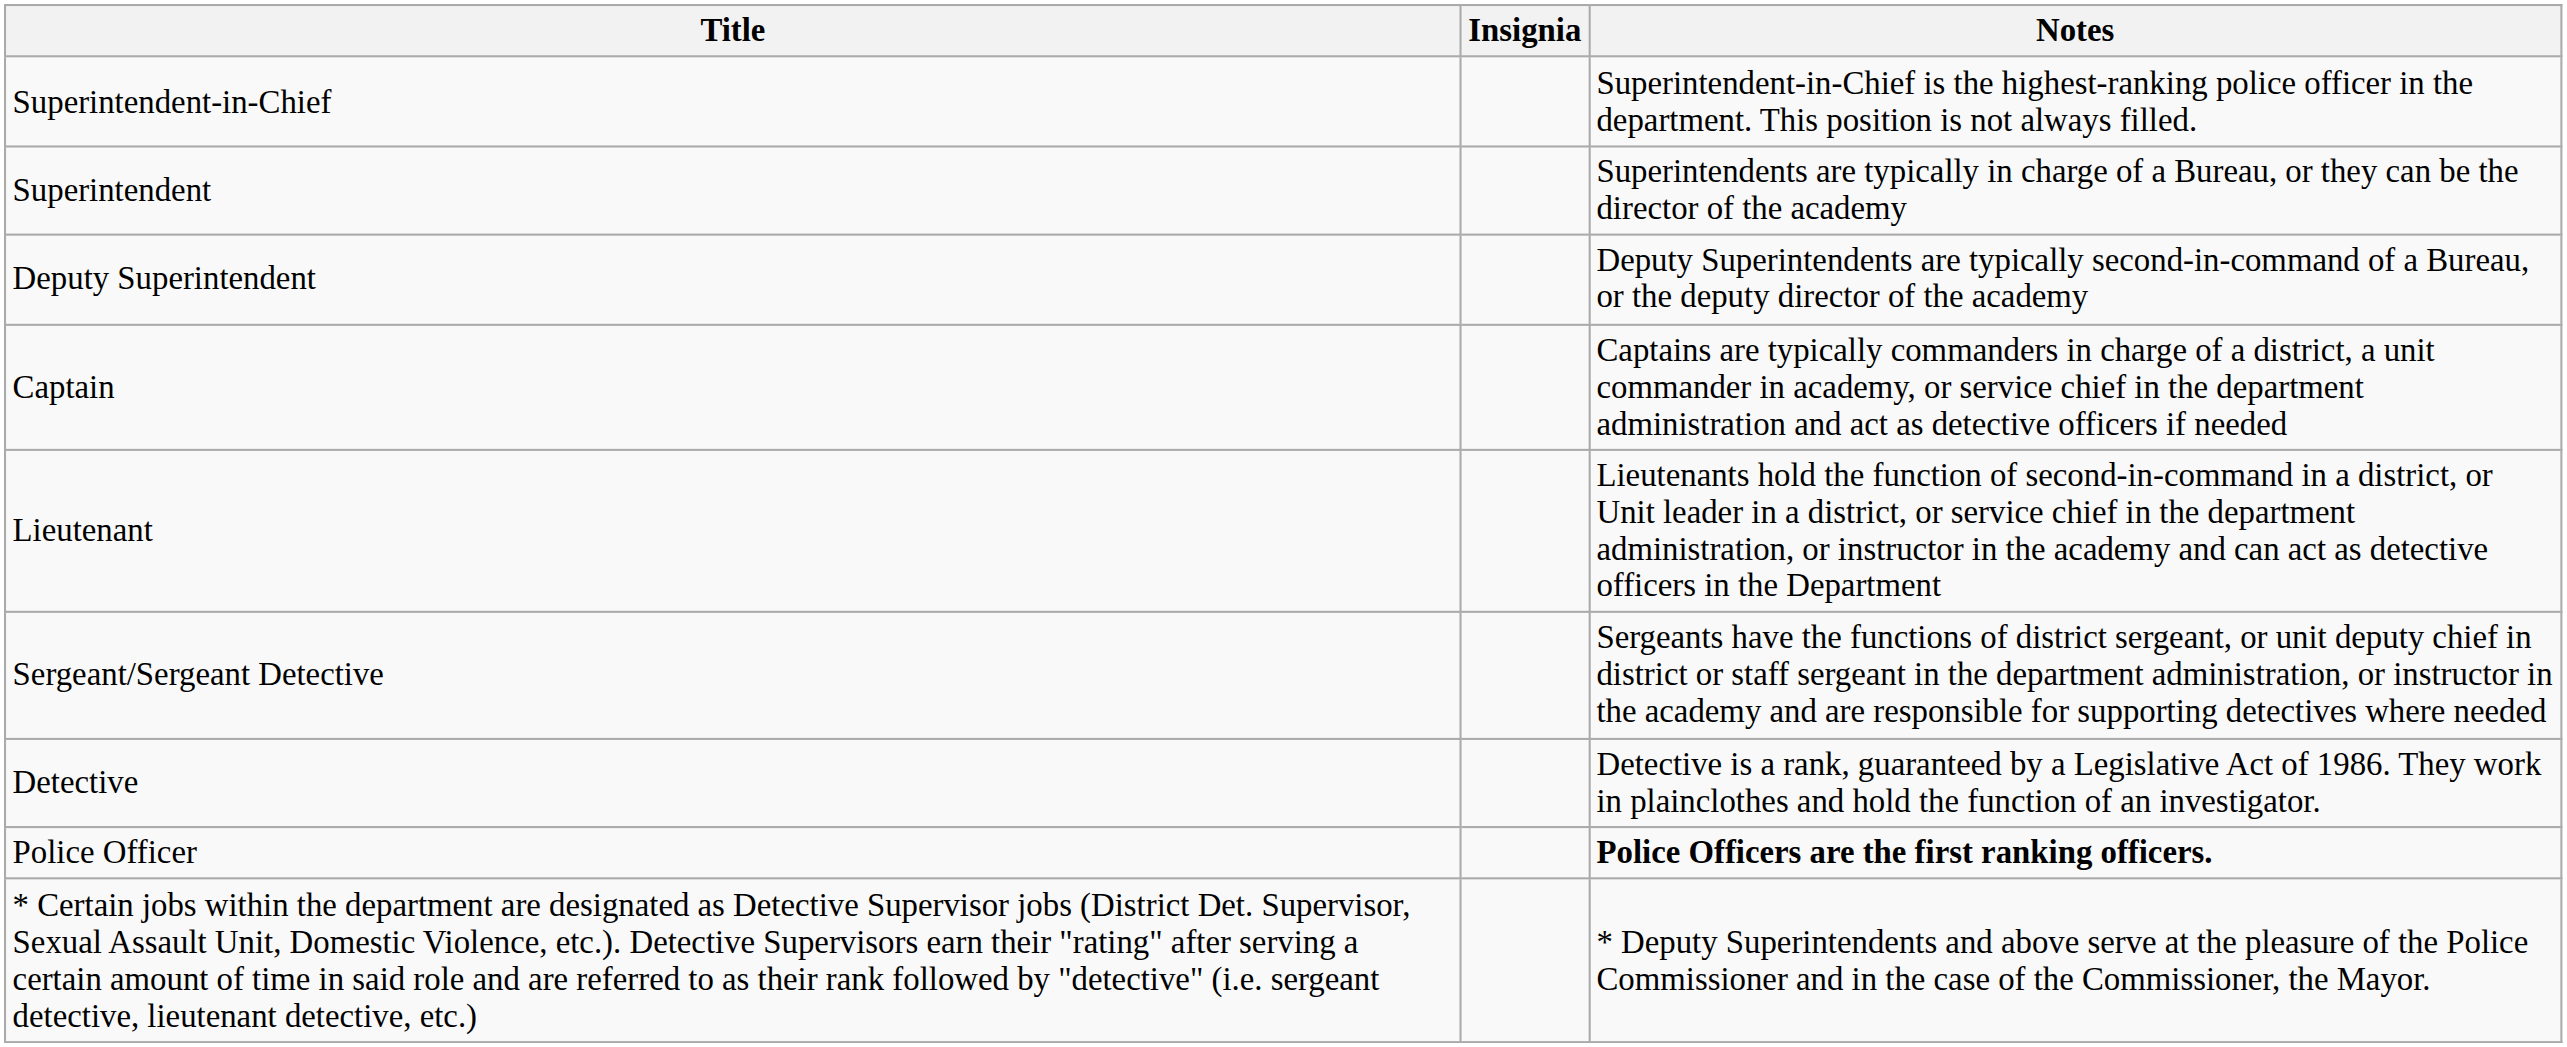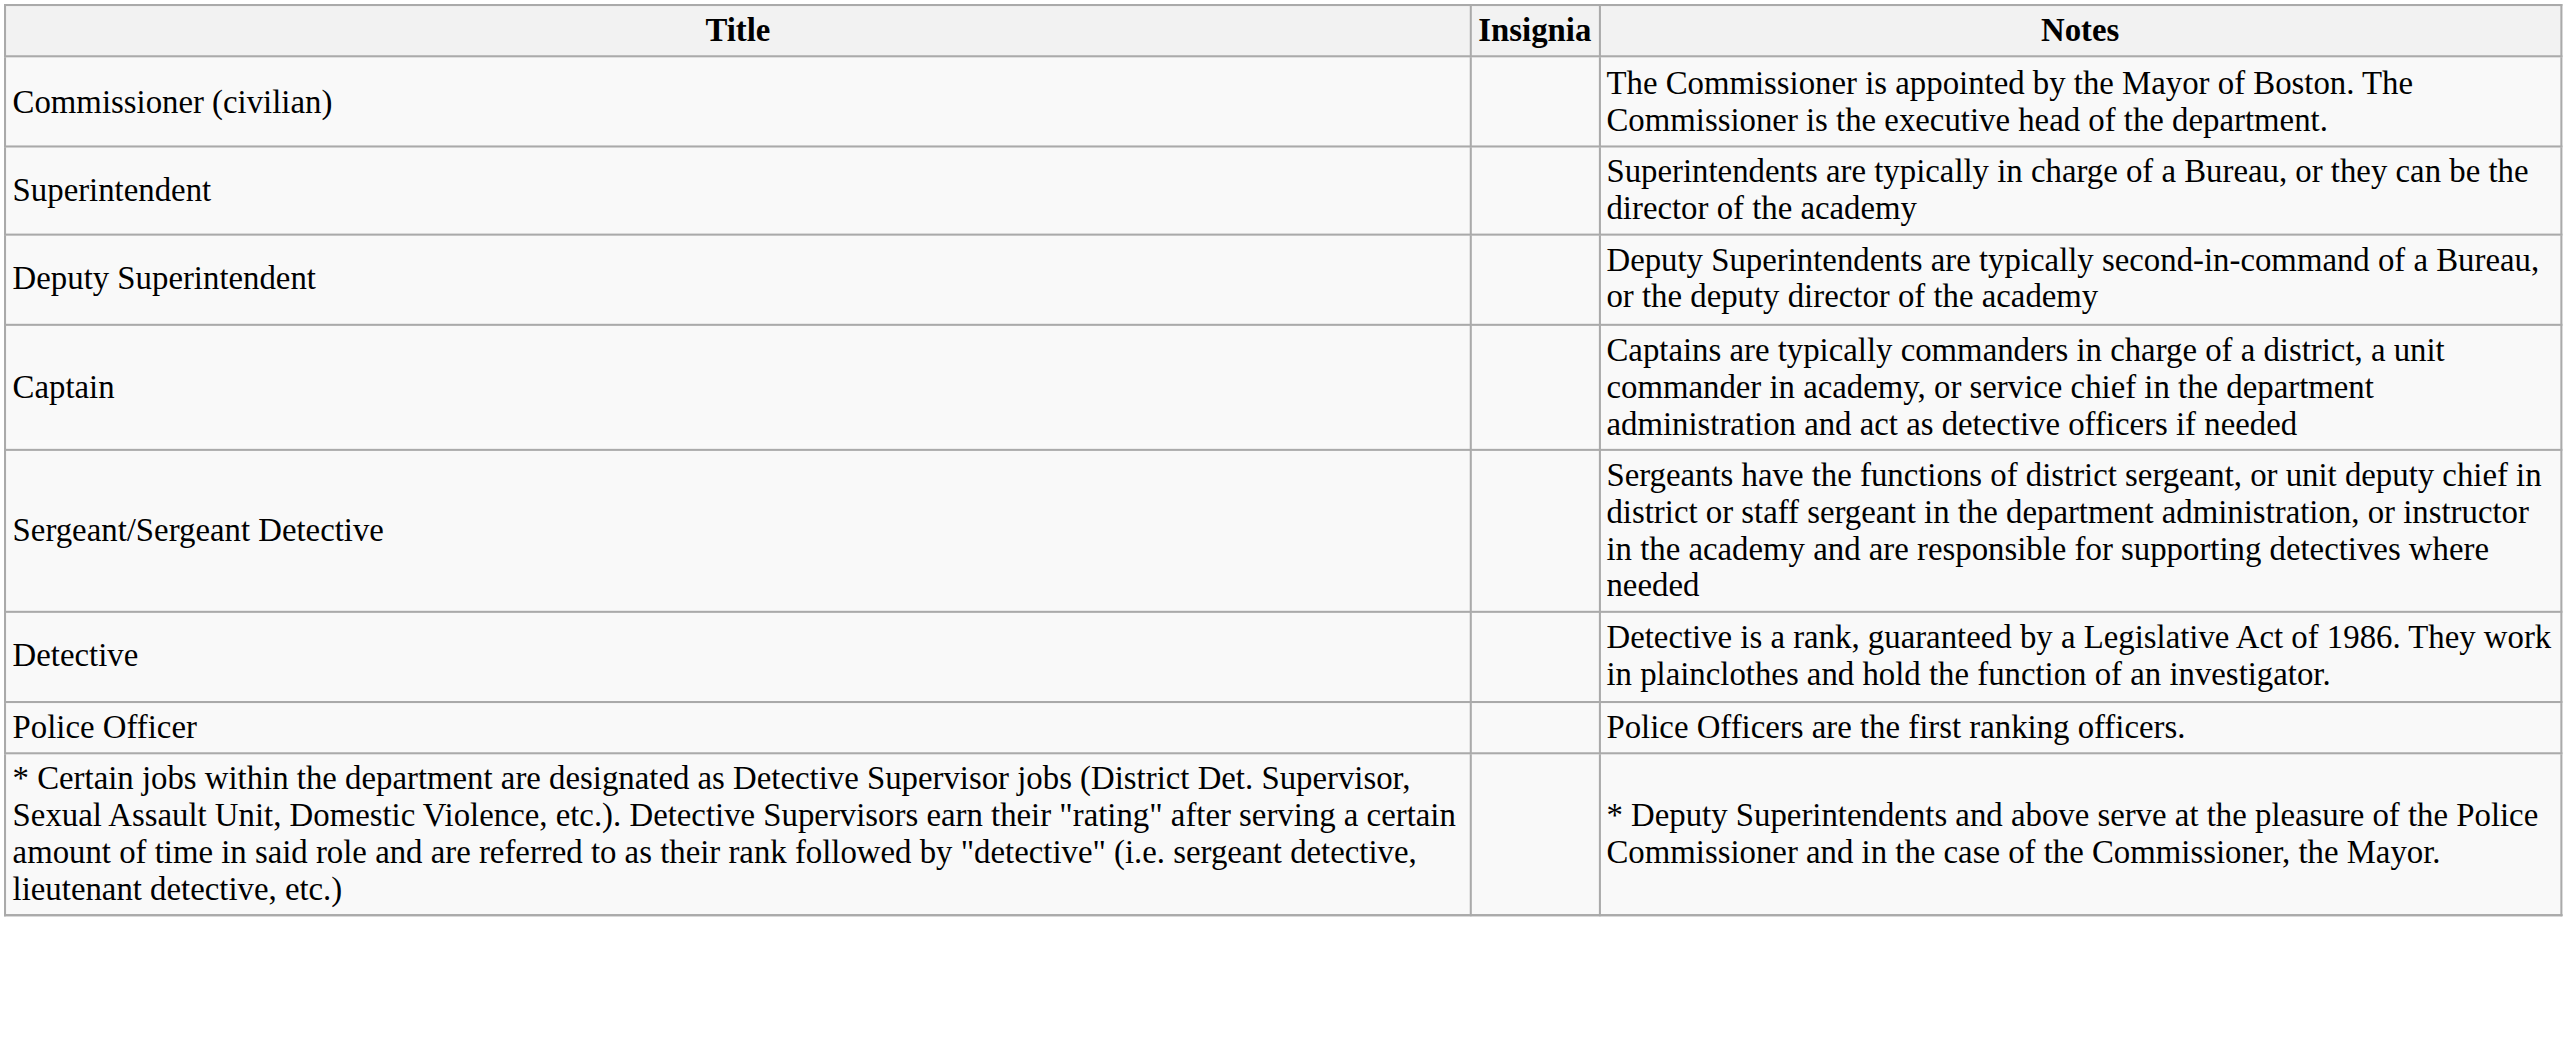+ row: (172, 100)
- row: (172, 100)
- row: (83, 530)
(1904, 852) bold -> (1896, 726) normal
